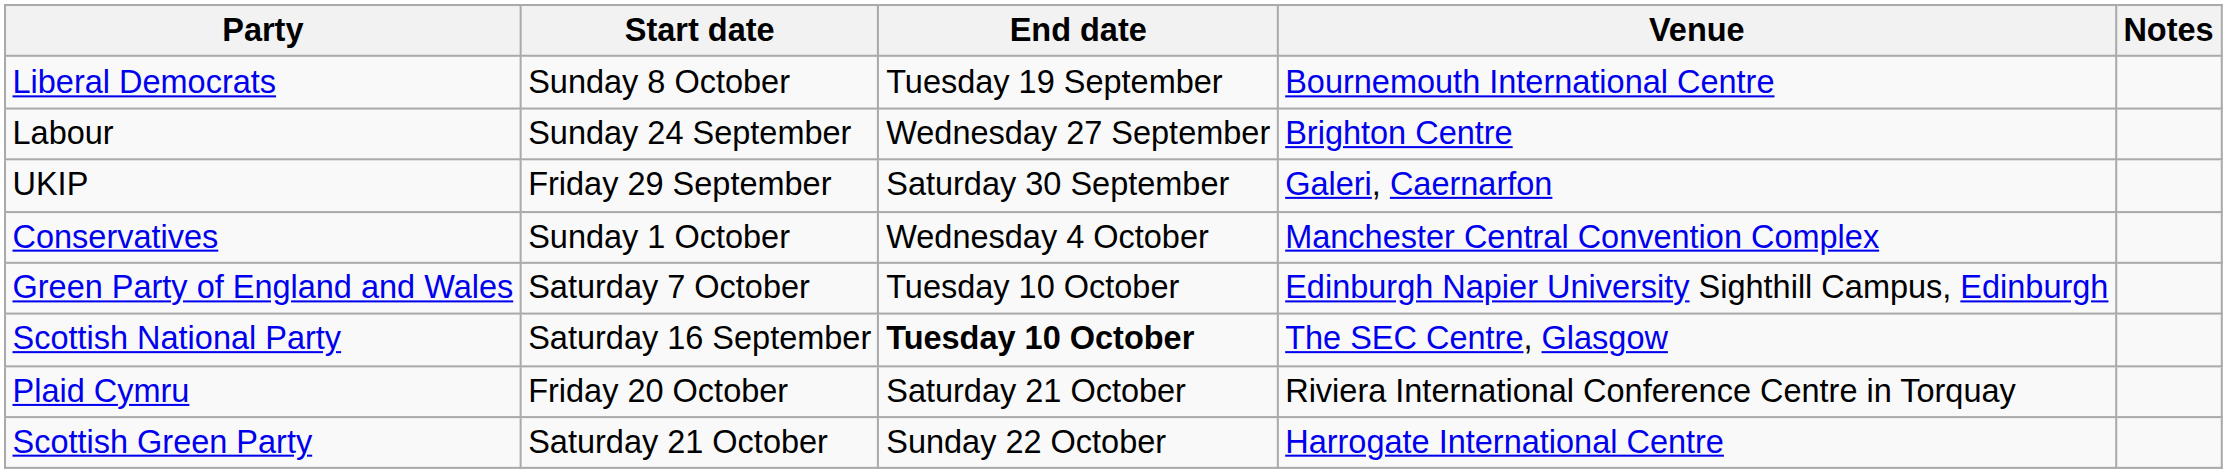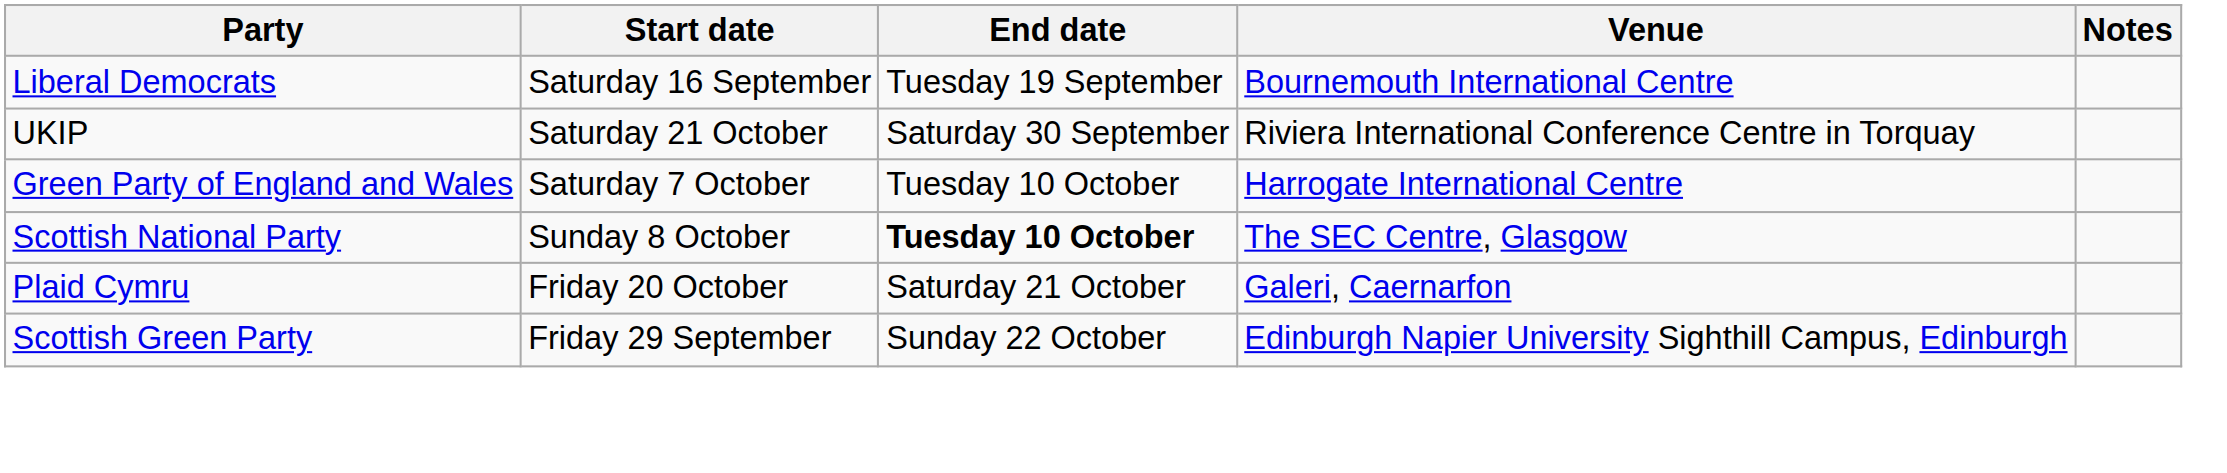(659, 81) Sunday 8 October -> (700, 81) Saturday 16 September
- row: (63, 133)
(680, 184) Friday 29 September -> (678, 133) Saturday 21 October
(1419, 184) Galeri, Caernarfon -> (1610, 133) Riviera International Conference Centre in Torquay
- row: (115, 236)
(1697, 287) Edinburgh Napier University Sighthill Campus, Edinburgh -> (1464, 184) Harrogate International Centre
(700, 339) Saturday 16 September -> (659, 236) Sunday 8 October
(1650, 390) Riviera International Conference Centre in Torquay -> (1378, 287) Galeri, Caernarfon
(678, 442) Saturday 21 October -> (680, 339) Friday 29 September
(1505, 442) Harrogate International Centre -> (1656, 339) Edinburgh Napier University Sighthill Campus, Edinburgh
